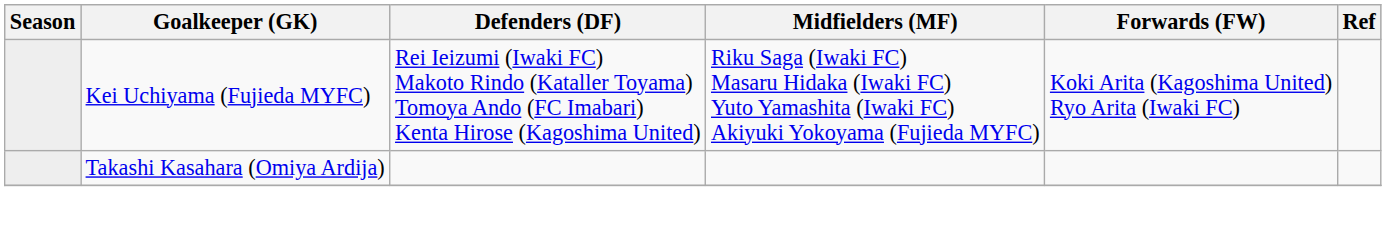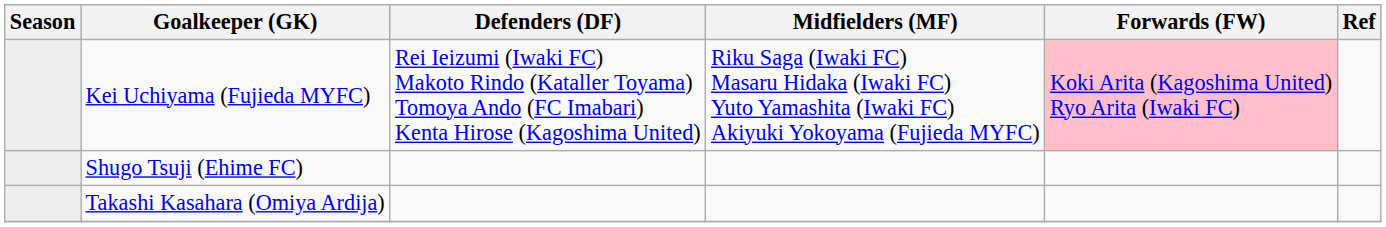(1191, 94) no background -> (1191, 94) pink background
+ row: (194, 167)
